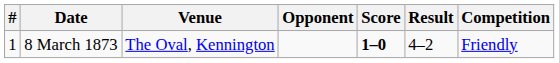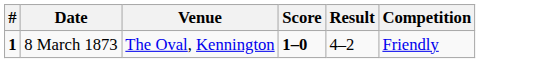- column: (318, 17)
(13, 44) normal -> (13, 44) bold
